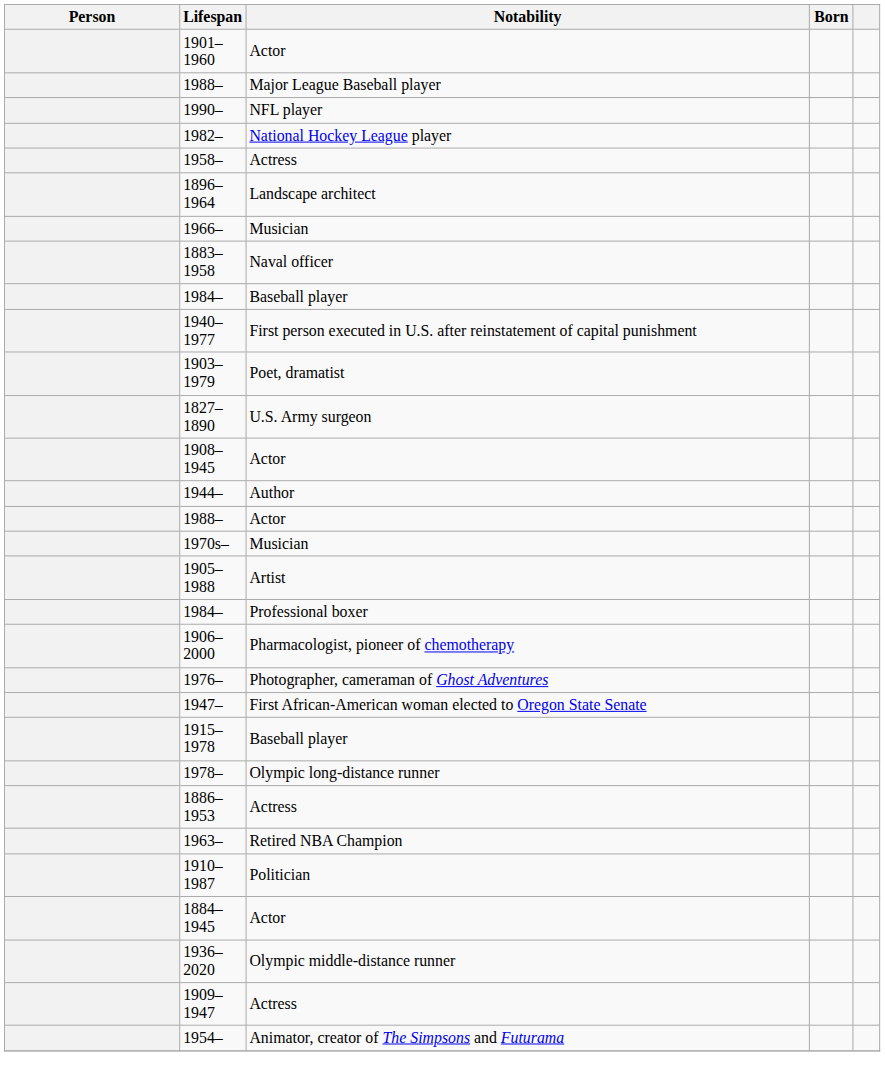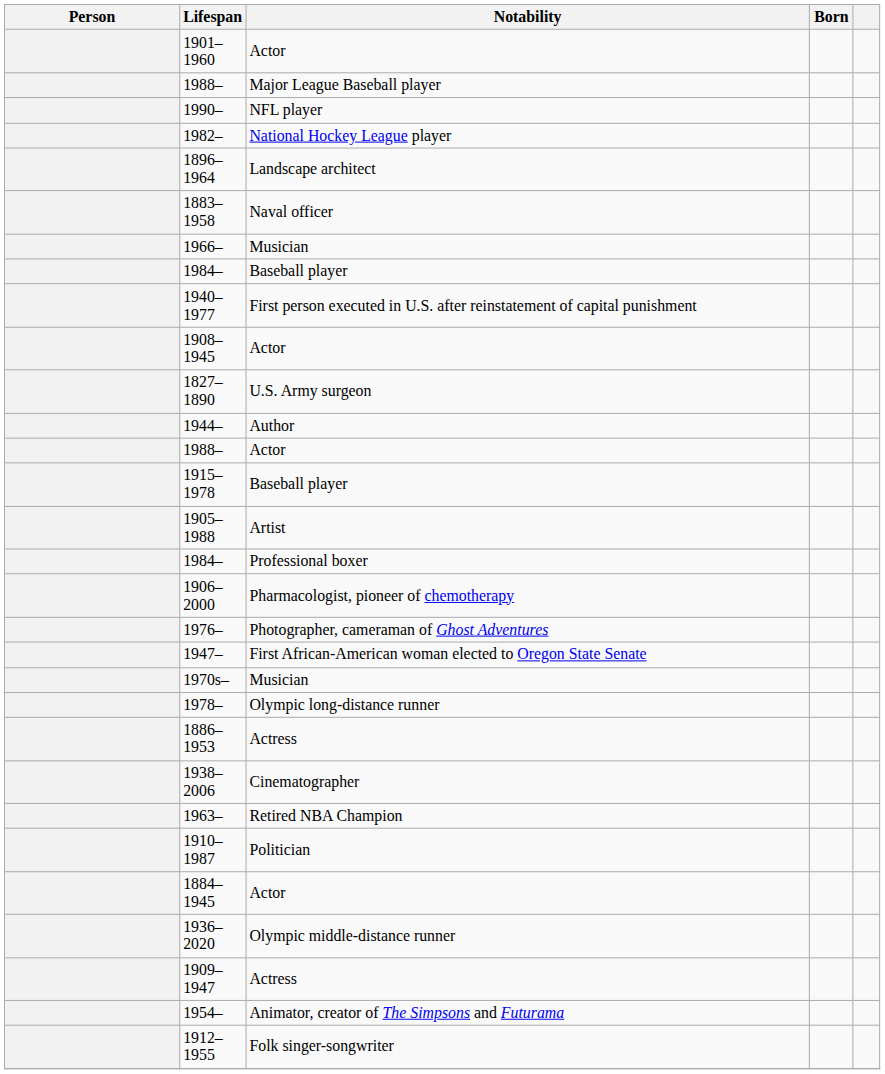- row: (203, 160)
rows swapped: (203, 262) <-> (203, 228)
- row: (203, 373)
rows swapped: (203, 459) <-> (203, 416)
rows swapped: (206, 543) <-> (203, 739)
+ row: (203, 781)
+ row: (203, 1046)
